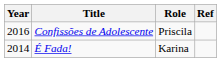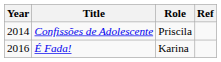(18, 31) 2016 -> (18, 31) 2014
(18, 48) 2014 -> (18, 48) 2016
